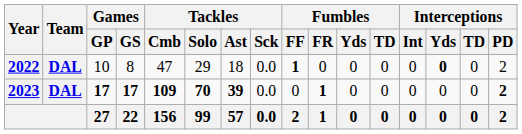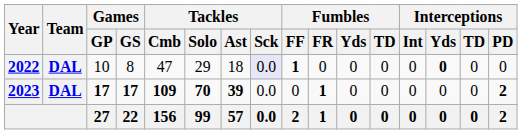(266, 66) no background -> (266, 66) lavender background
(503, 66) 2 -> (503, 66) 0
